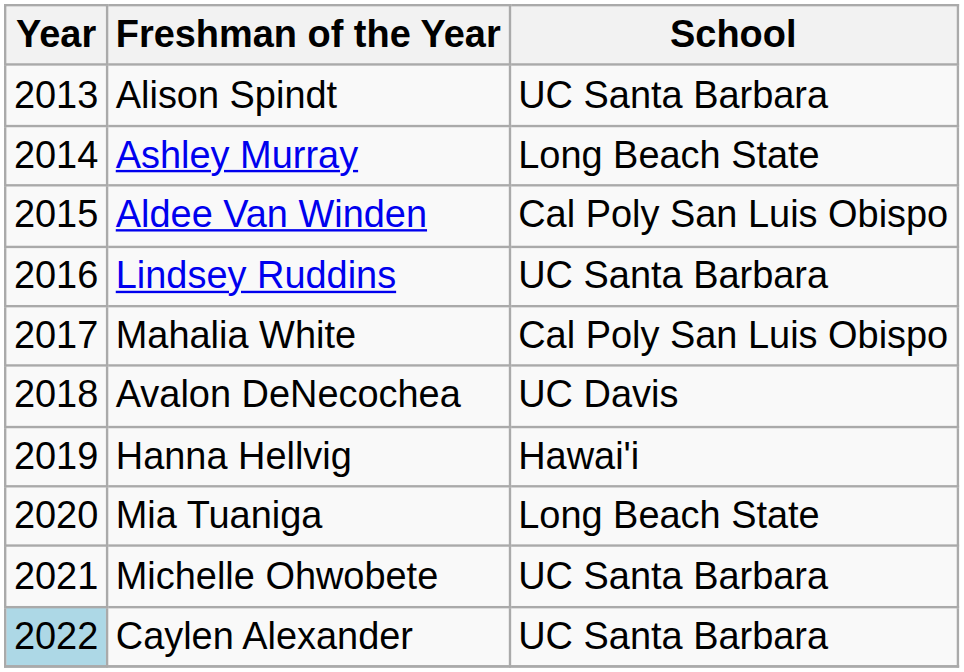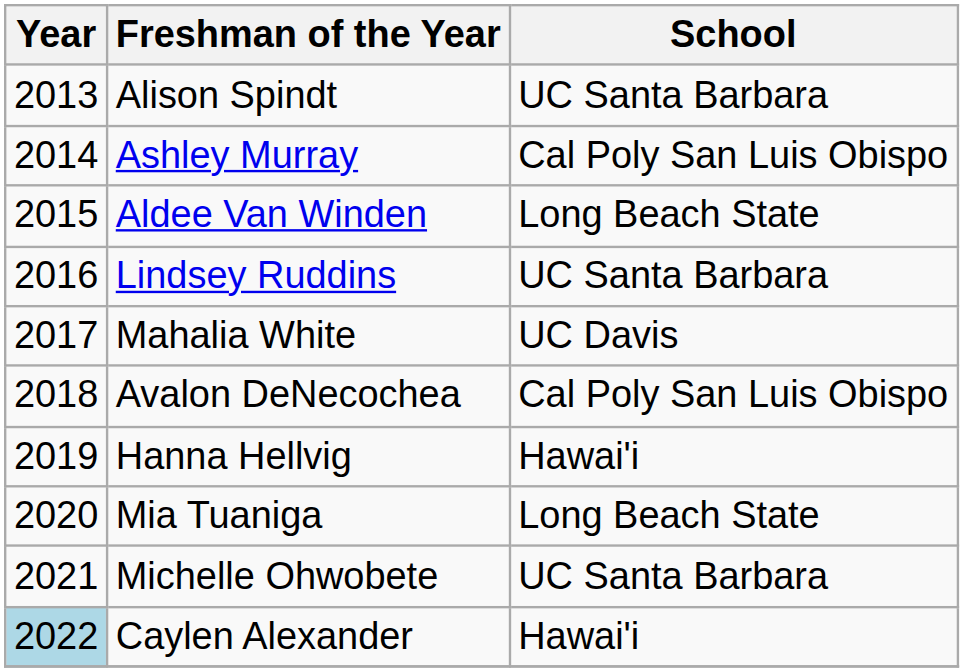(669, 154) Long Beach State -> (733, 154) Cal Poly San Luis Obispo
(733, 214) Cal Poly San Luis Obispo -> (669, 214) Long Beach State
(733, 335) Cal Poly San Luis Obispo -> (598, 335) UC Davis
(598, 395) UC Davis -> (733, 395) Cal Poly San Luis Obispo
(673, 635) UC Santa Barbara -> (579, 635) Hawai'i
